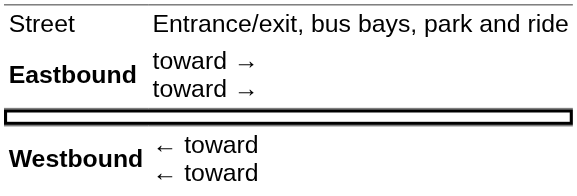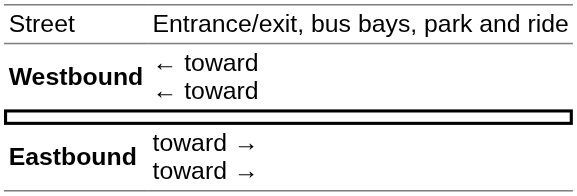rows swapped: (76, 158) <-> (73, 75)
